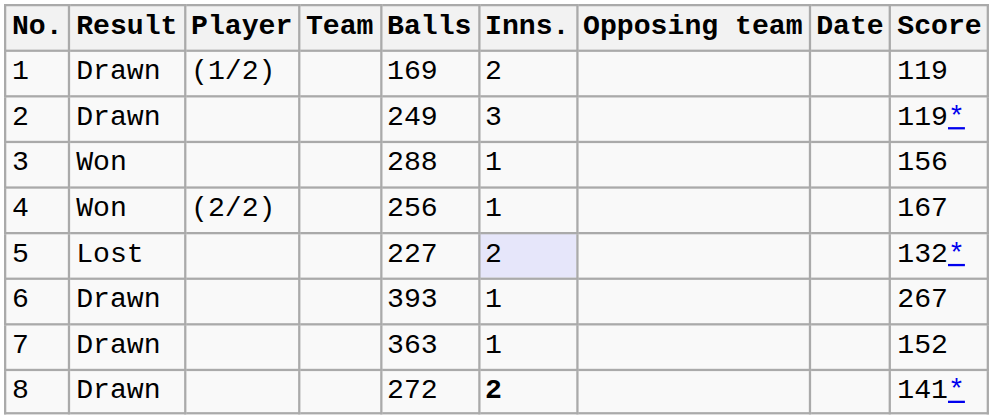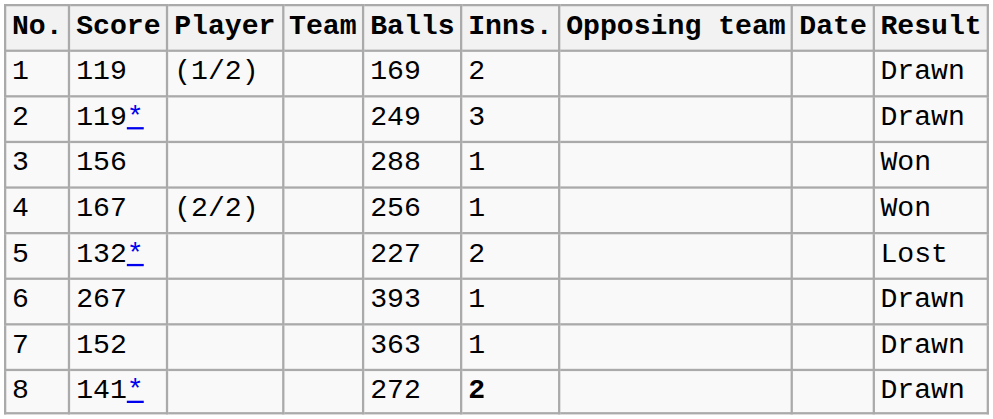columns swapped: (940, 28) <-> (127, 28)
(494, 255) lavender background -> (477, 255) no background
